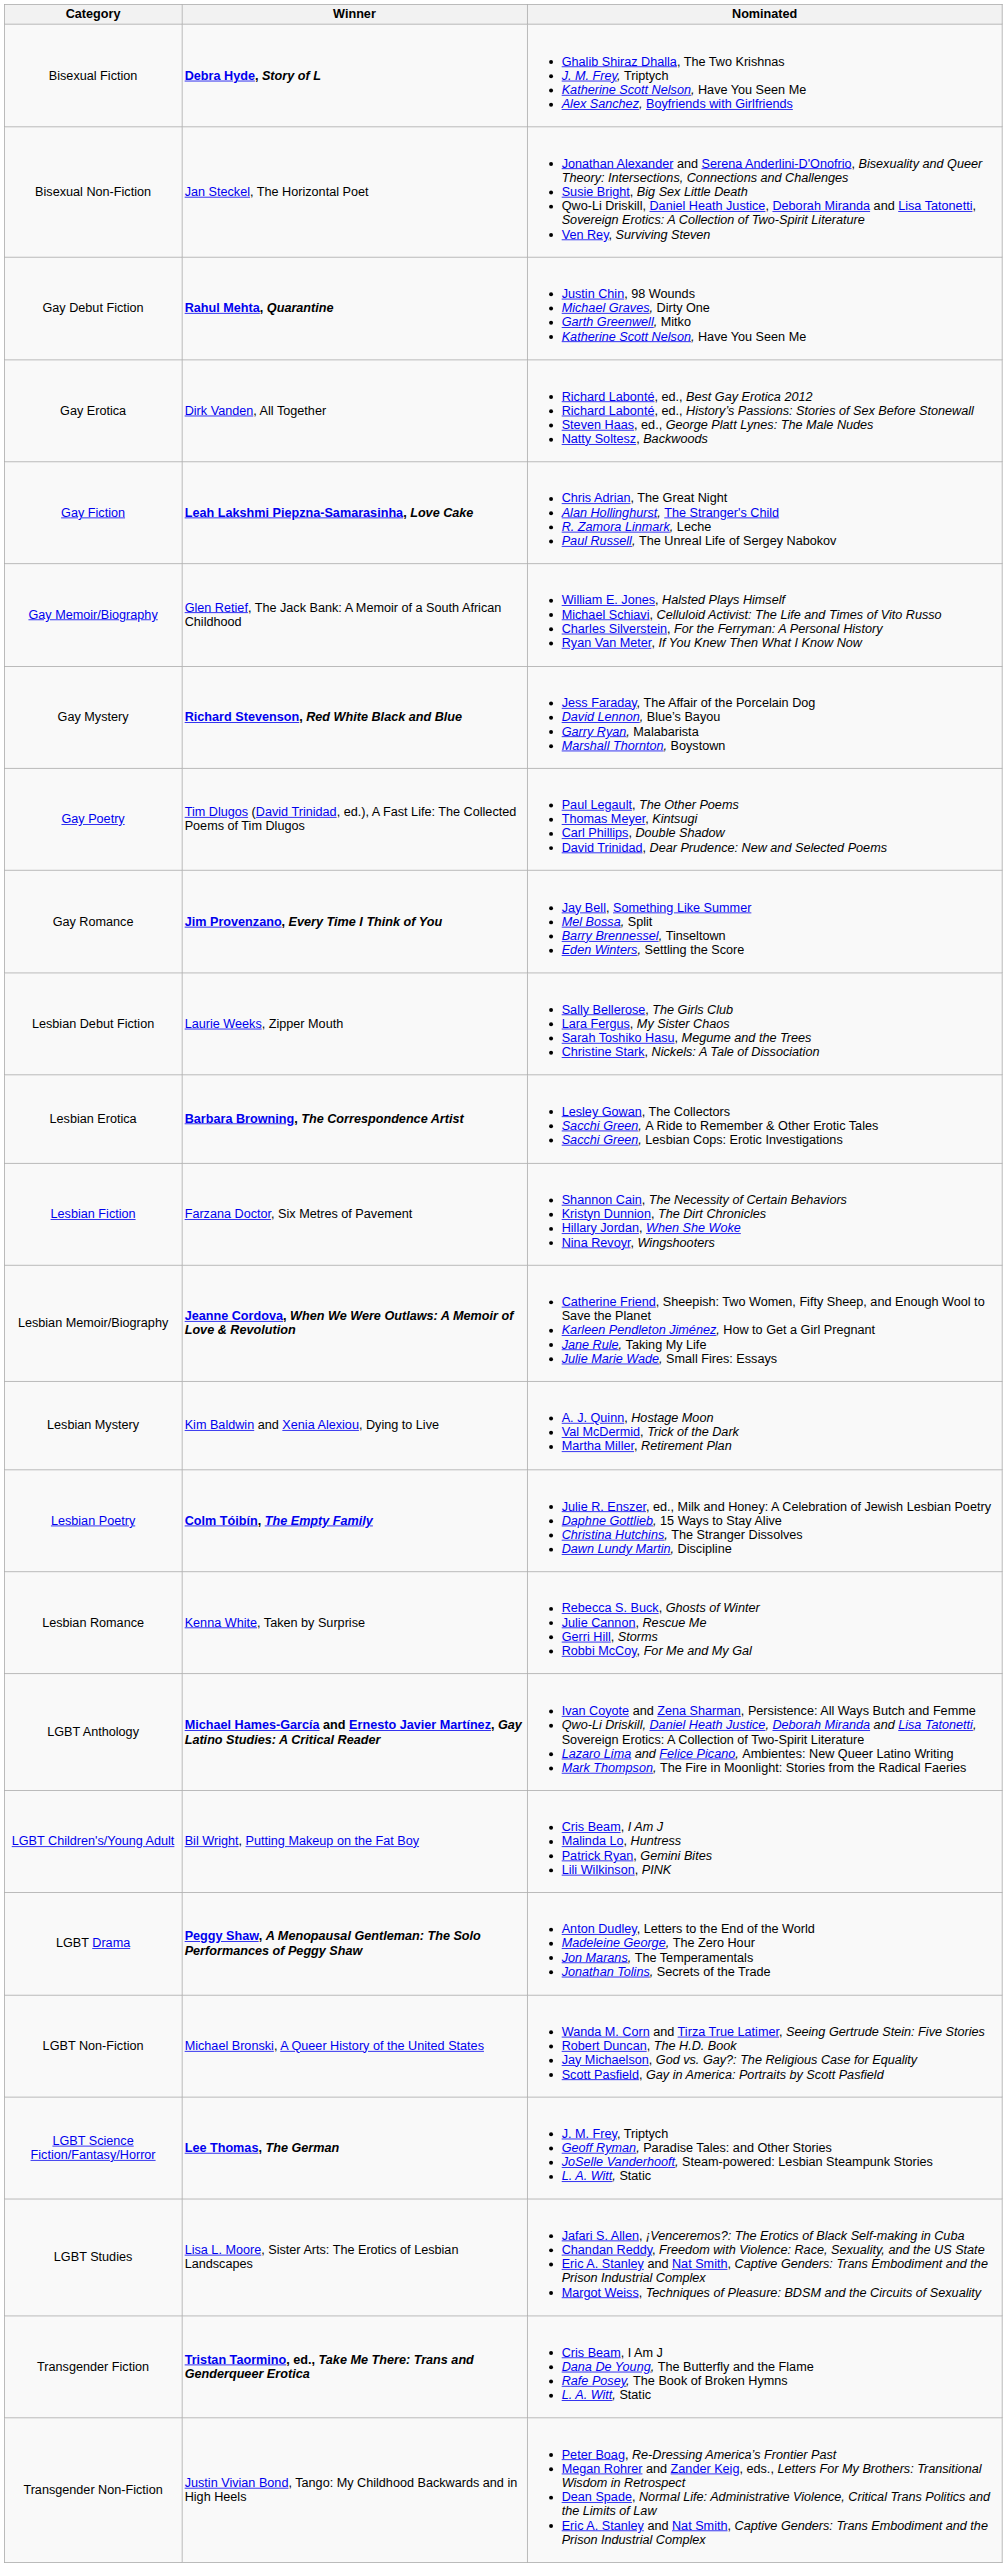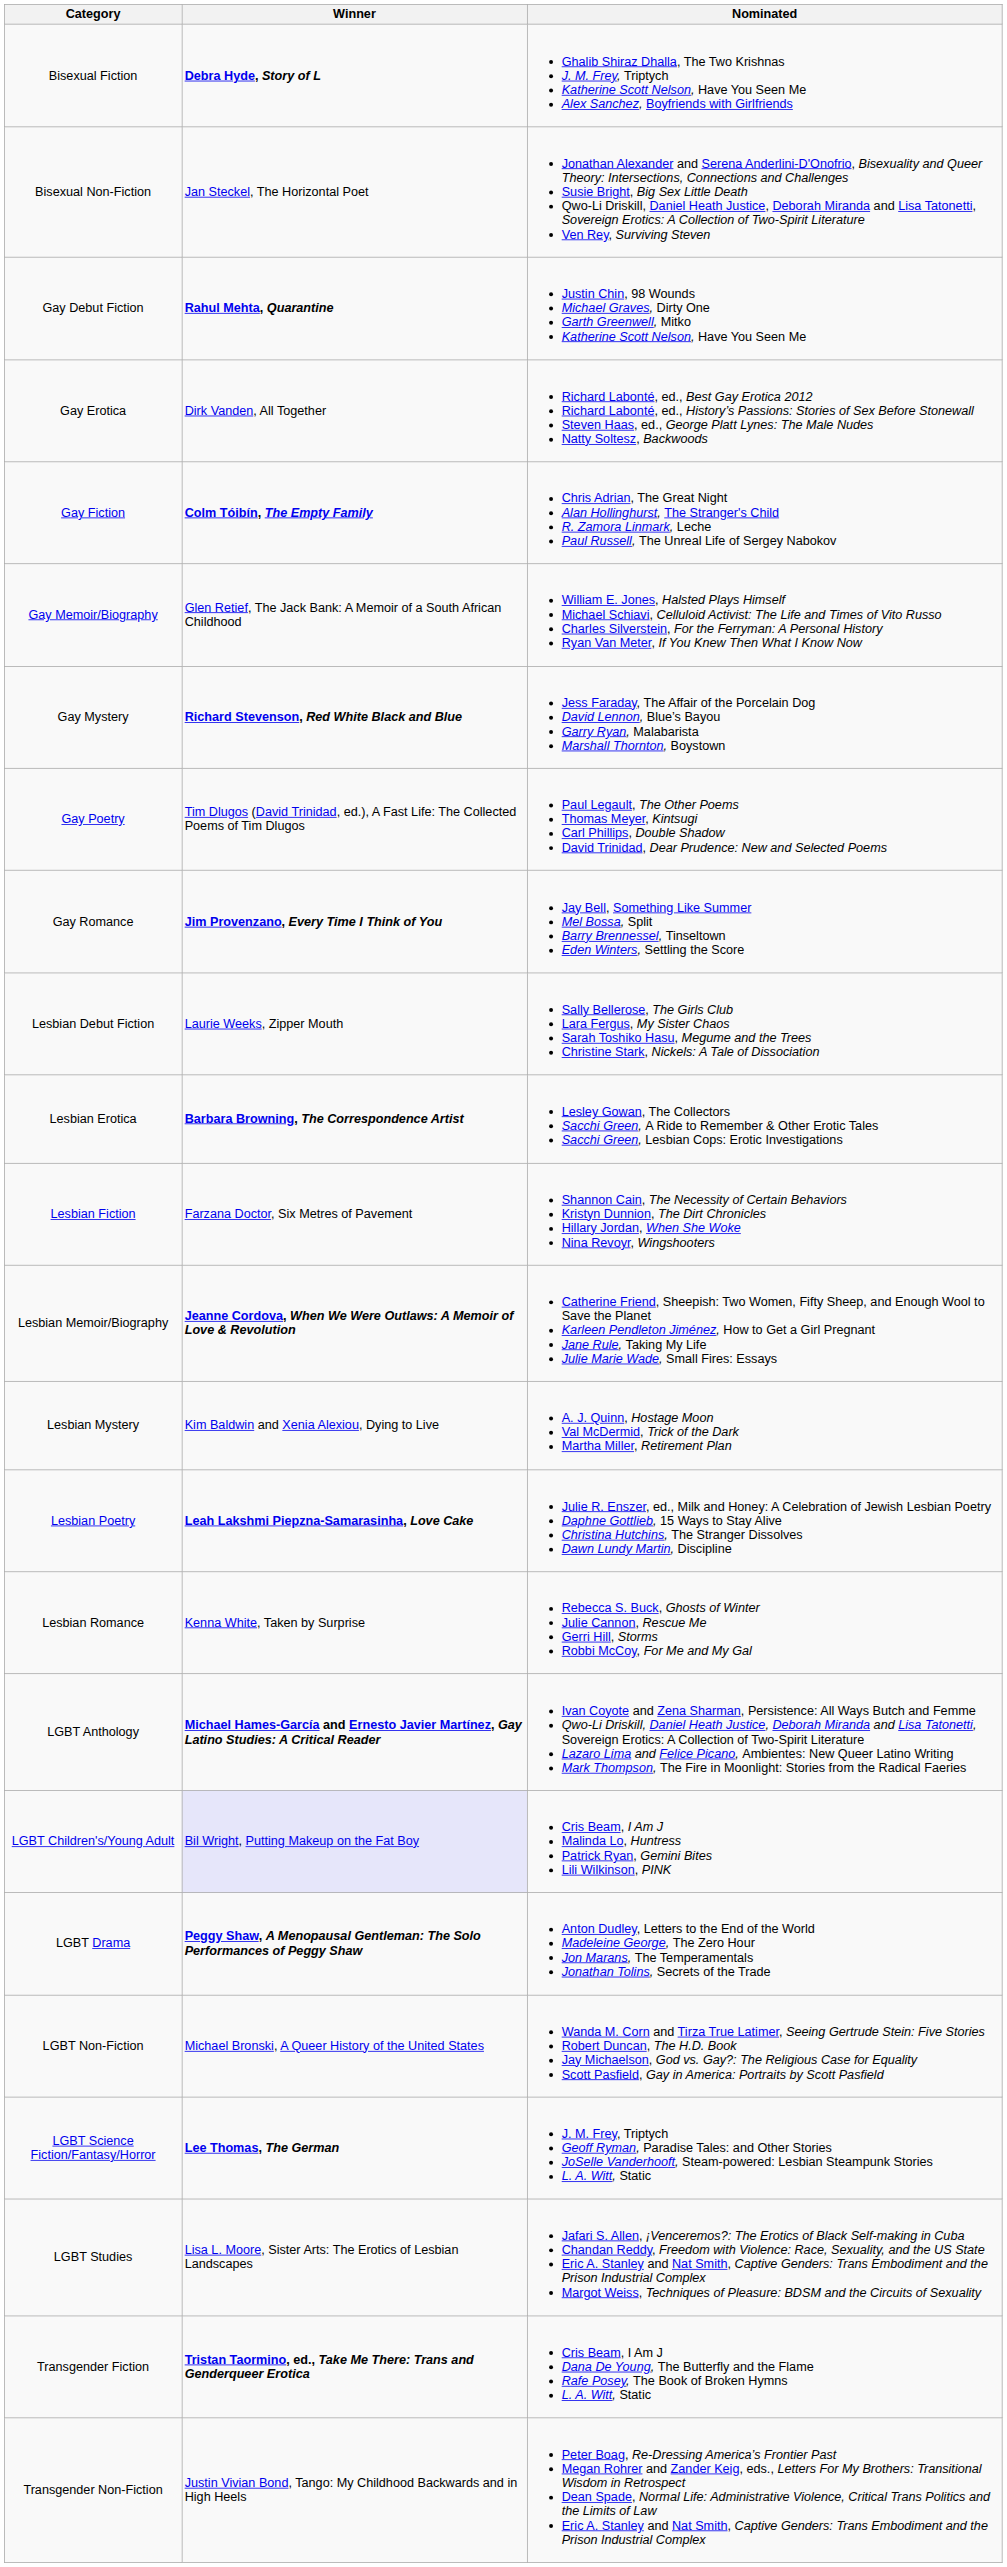(329, 512) Leah Lakshmi Piepzna-Samarasinha, Love Cake -> (279, 512) Colm Tóibín, The Empty Family
(279, 1520) Colm Tóibín, The Empty Family -> (329, 1520) Leah Lakshmi Piepzna-Samarasinha, Love Cake
(302, 1841) no background -> (302, 1841) lavender background
